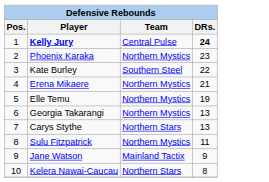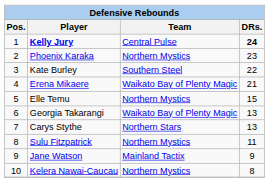(156, 84) Northern Mystics -> (180, 84) Waikato Bay of Plenty Magic
(205, 99) 19 -> (252, 99) 15
(156, 113) Northern Mystics -> (180, 113) Waikato Bay of Plenty Magic
(152, 170) Northern Stars -> (156, 170) Northern Mystics
